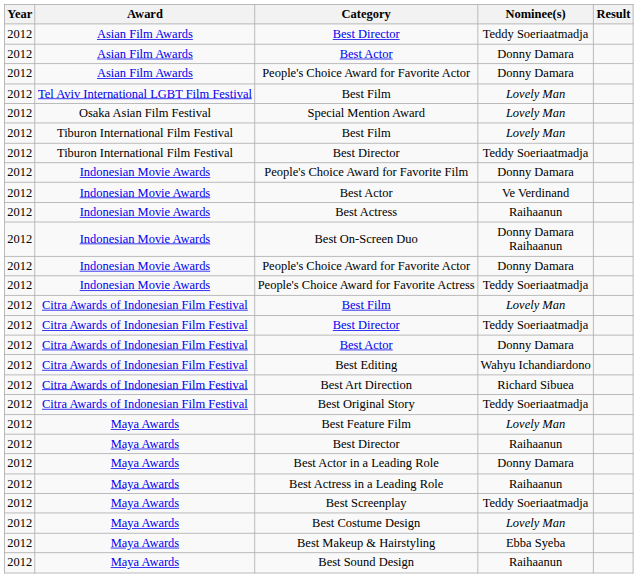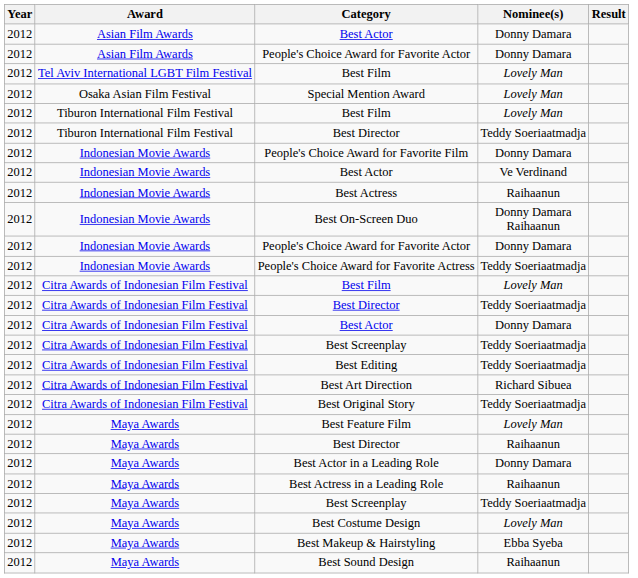- row: (145, 34)
+ row: (145, 345)
(536, 364) Wahyu Ichandiardono -> (533, 364) Teddy Soeriaatmadja
